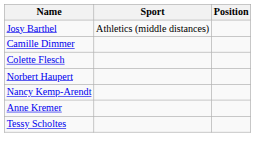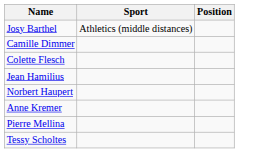+ row: (35, 76)
- row: (49, 92)
+ row: (36, 124)
